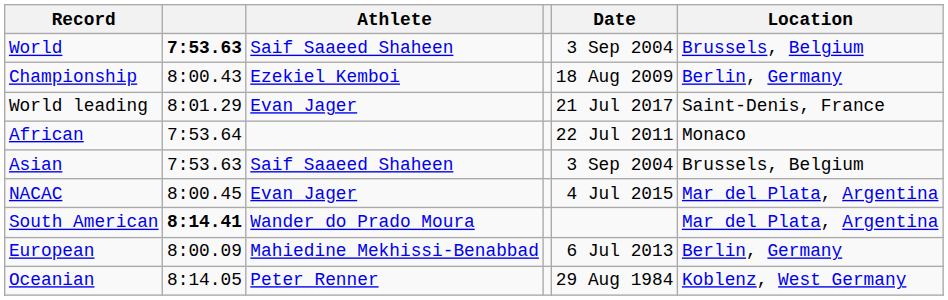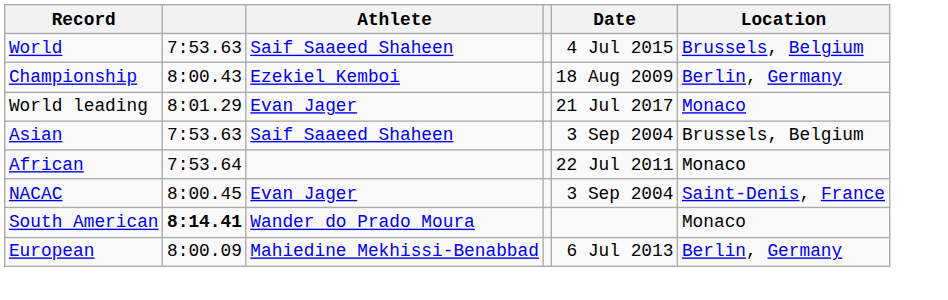(204, 48) bold -> (204, 48) normal
(620, 48) 3 Sep 2004 -> (620, 48) 4 Jul 2015
(783, 106) Saint-Denis, France -> (714, 106) Monaco
rows swapped: (46, 135) <-> (36, 164)
(620, 193) 4 Jul 2015 -> (620, 193) 3 Sep 2004
(810, 193) Mar del Plata, Argentina -> (783, 193) Saint-Denis, France
(810, 222) Mar del Plata, Argentina -> (714, 222) Monaco
- row: (52, 280)
